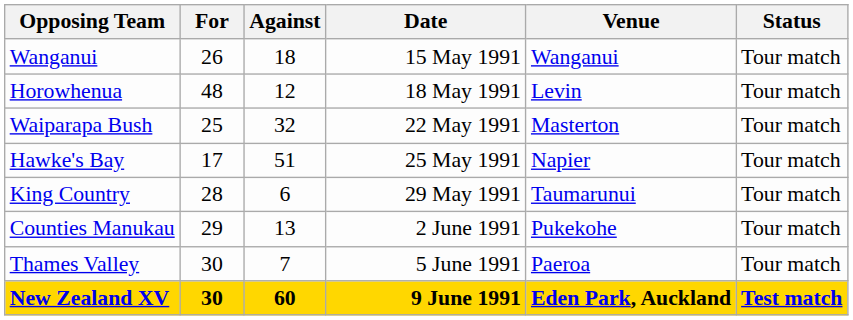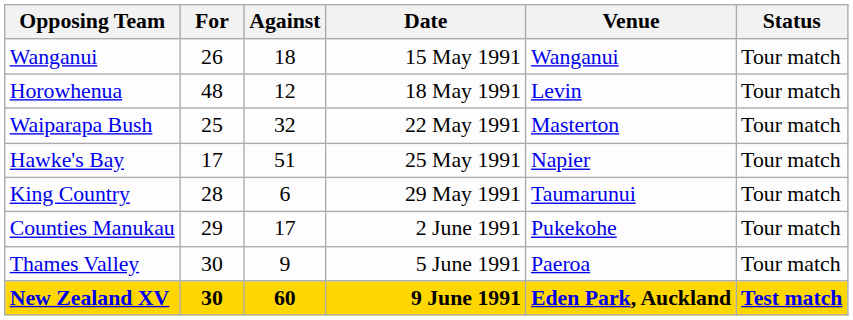(285, 228) 13 -> (285, 228) 17
(285, 263) 7 -> (285, 263) 9
